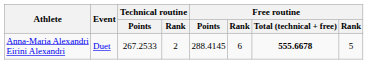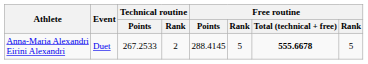(240, 46) 6 -> (240, 46) 5
